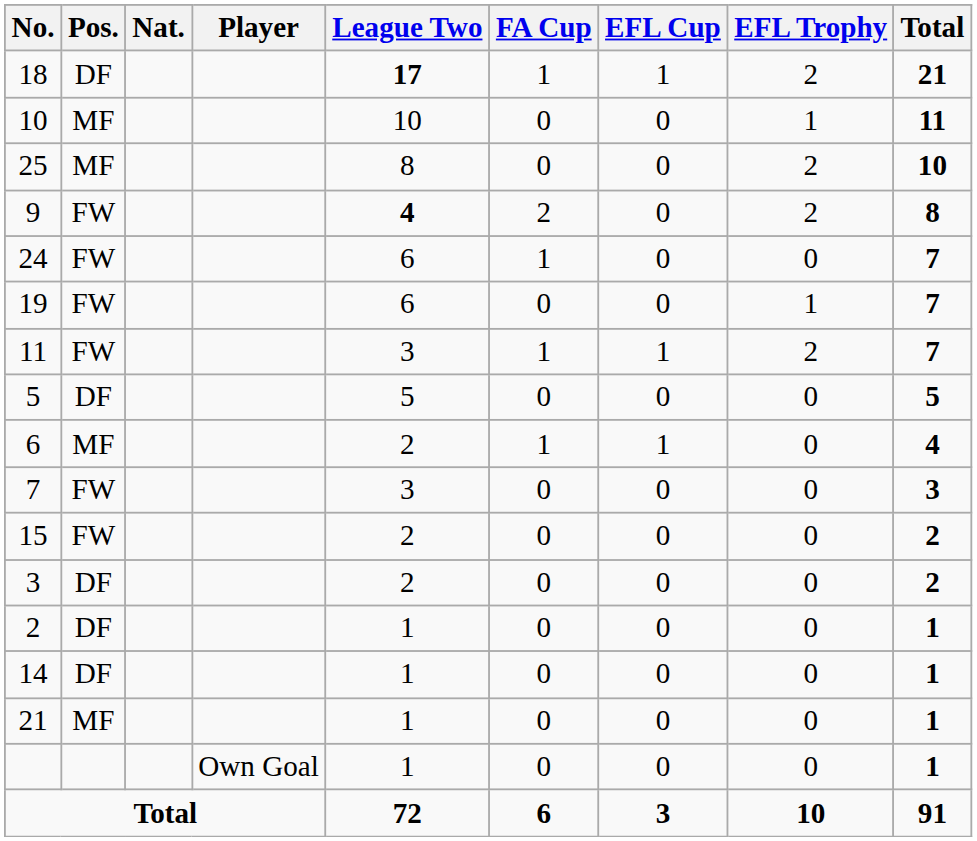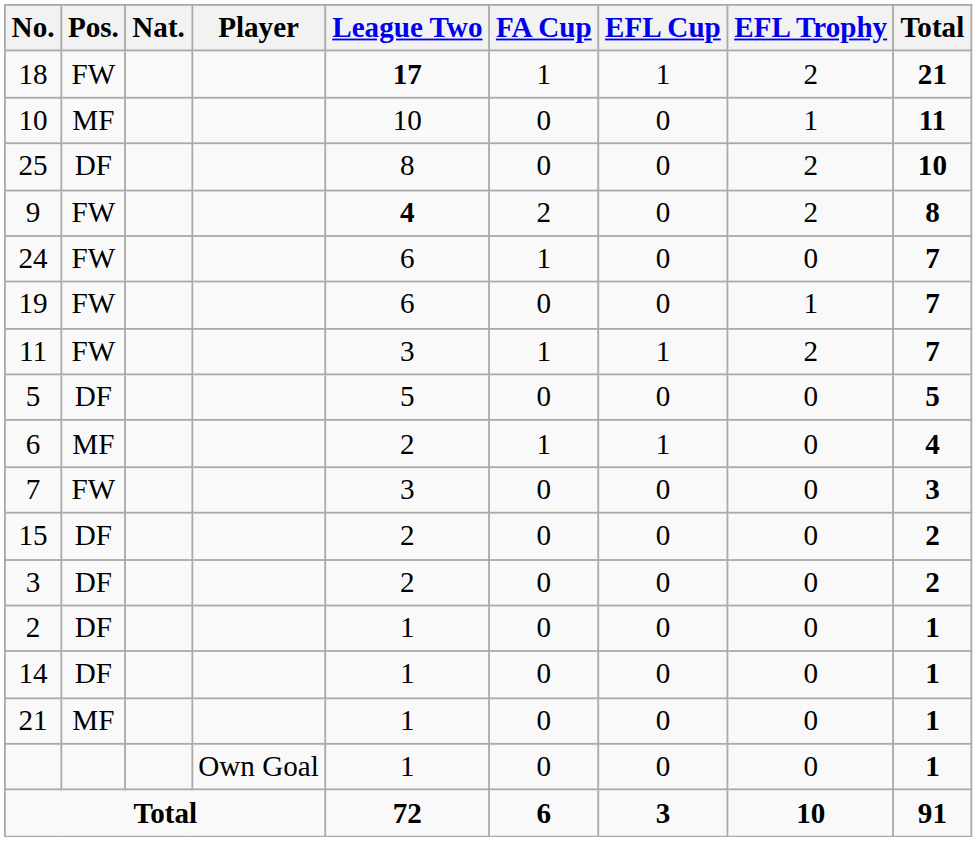(93, 73) DF -> (93, 73) FW
(93, 166) MF -> (93, 166) DF
(93, 535) FW -> (93, 535) DF
